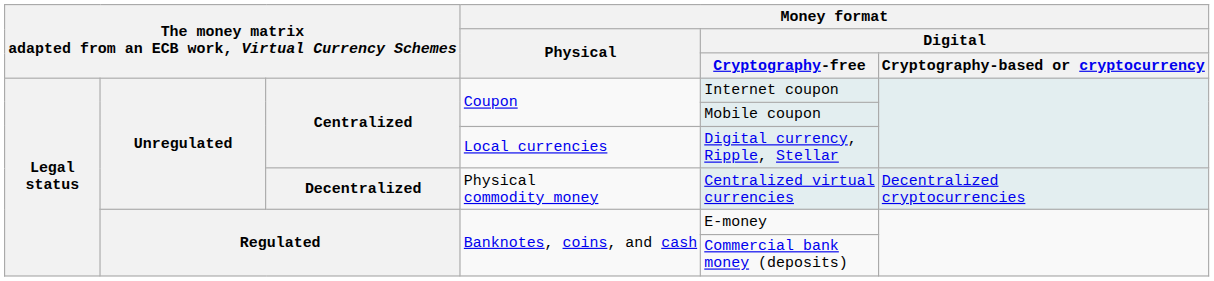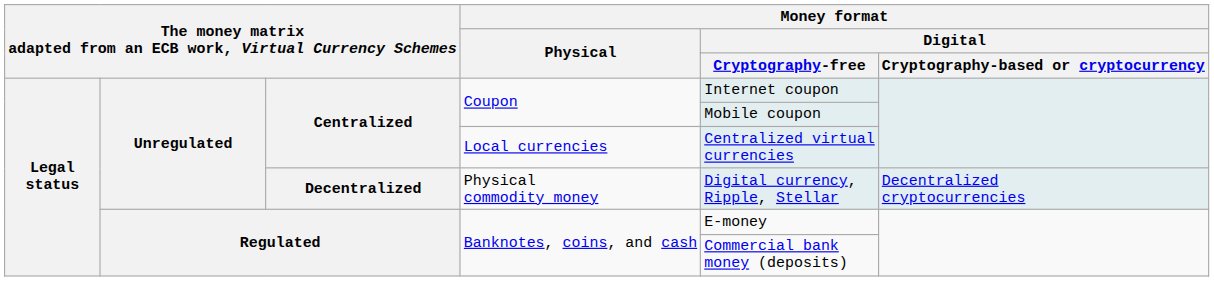(781, 147) Digital currency, Ripple, Stellar -> (789, 147) Centralized virtual currencies
(789, 189) Centralized virtual currencies -> (781, 189) Digital currency, Ripple, Stellar
